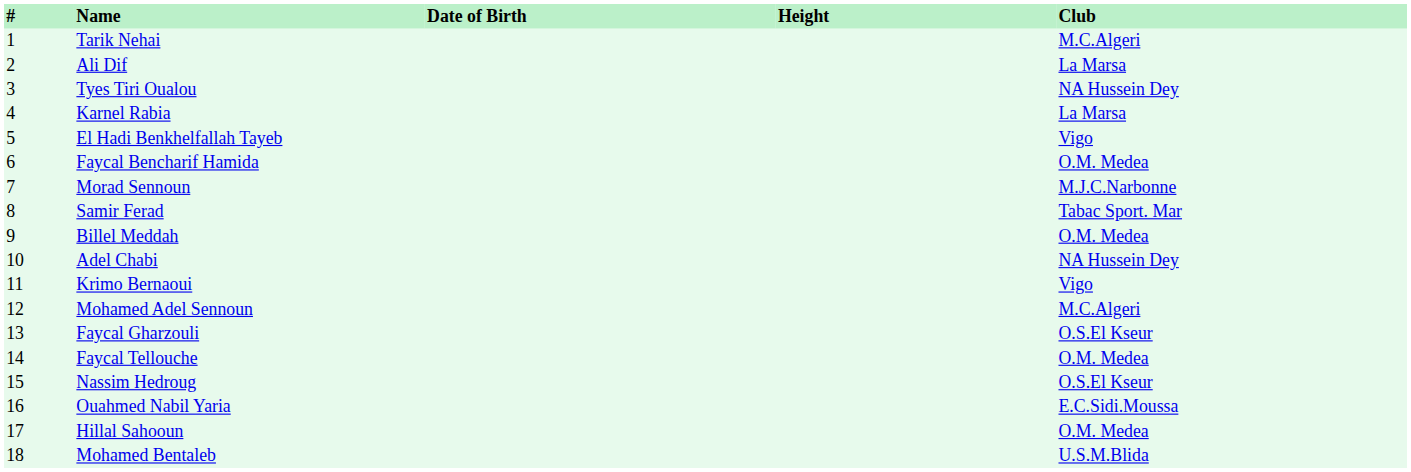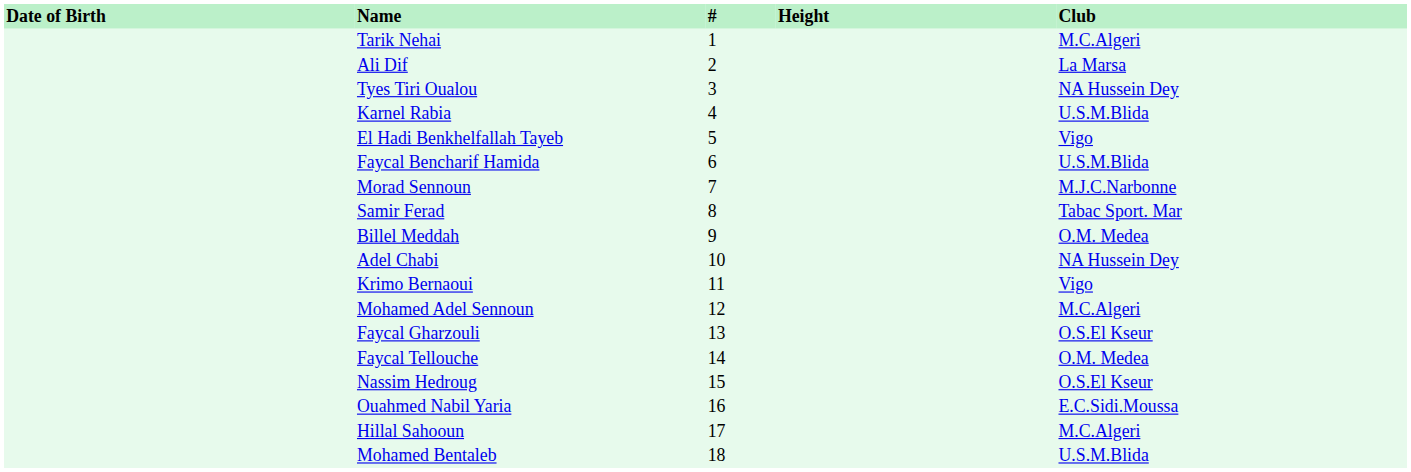columns swapped: (11, 16) <-> (477, 16)
(1092, 113) La Marsa -> (1104, 113) U.S.M.Blida
(1104, 162) O.M. Medea -> (1104, 162) U.S.M.Blida
(1104, 431) O.M. Medea -> (1099, 431) M.C.Algeri
